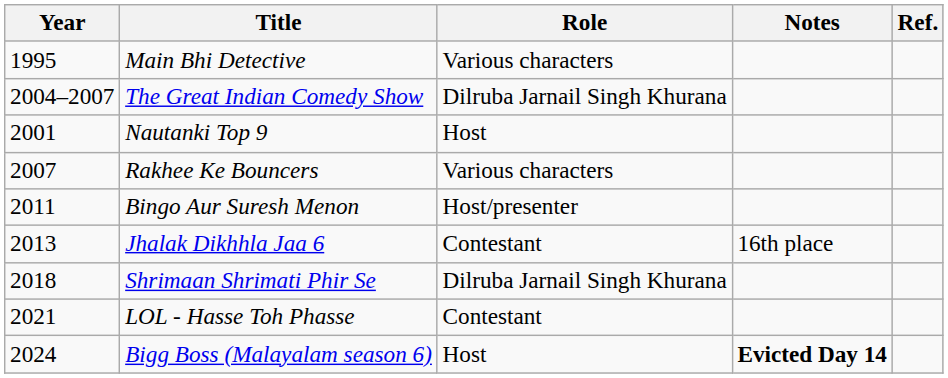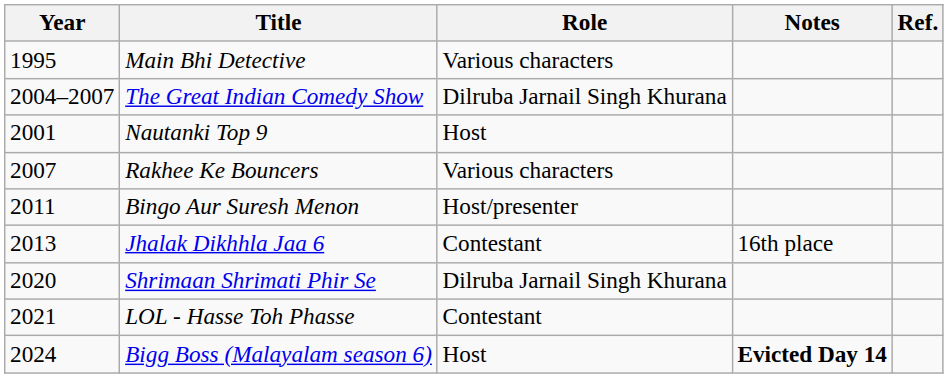(33, 280) 2018 -> (33, 280) 2020
